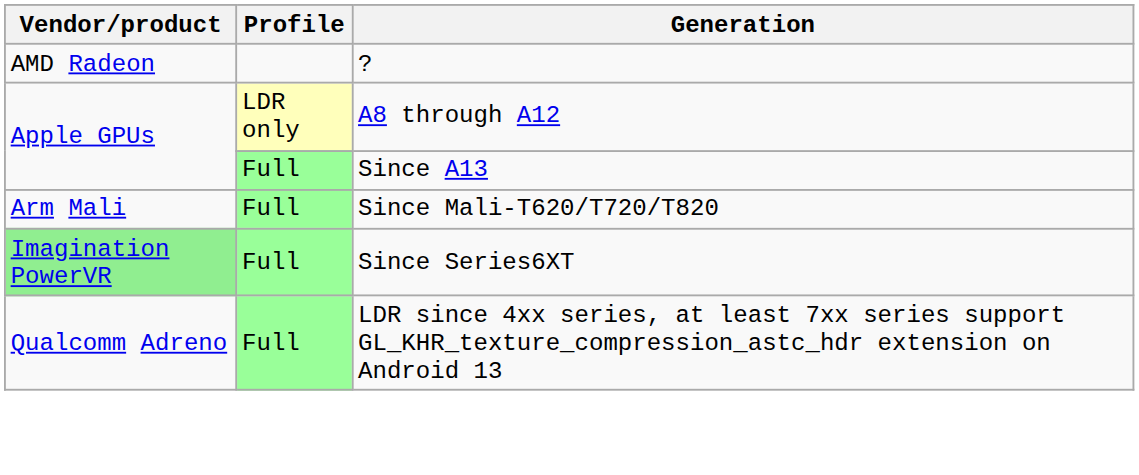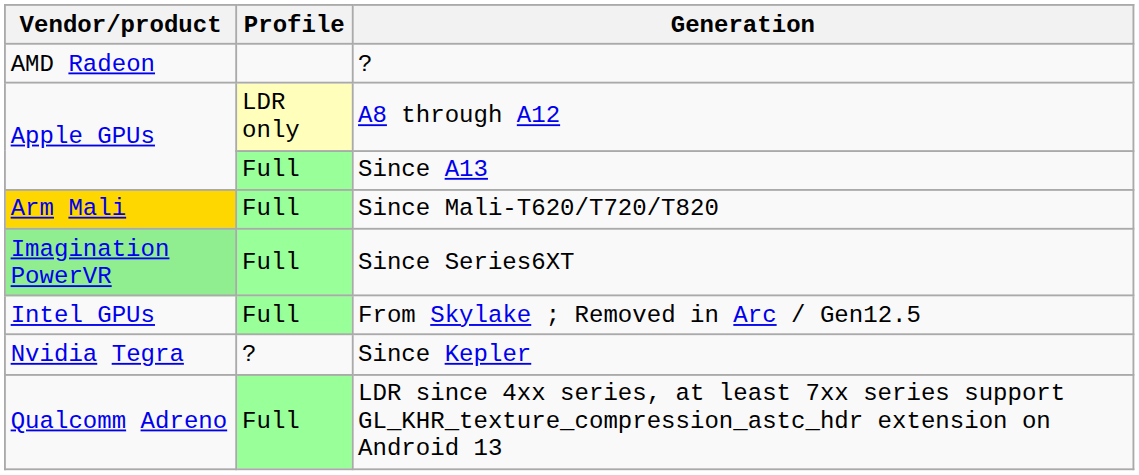(68, 209) no background -> (68, 209) gold background
+ row: (640, 315)
+ row: (445, 354)
